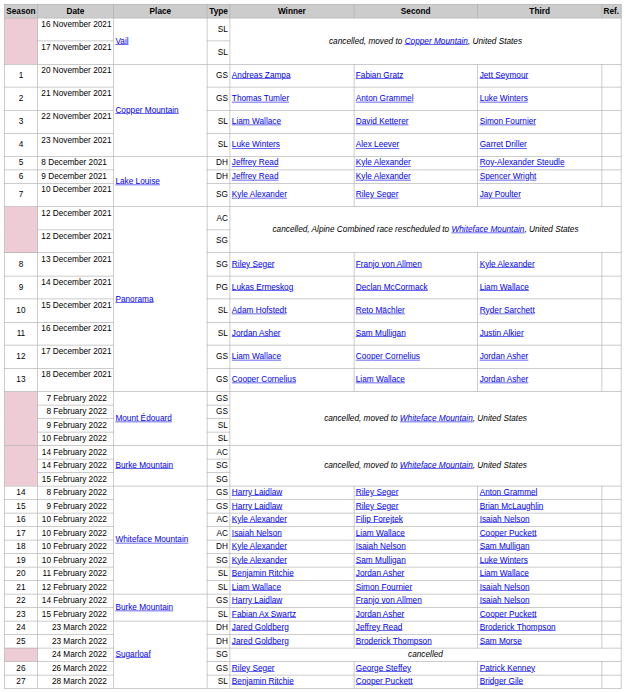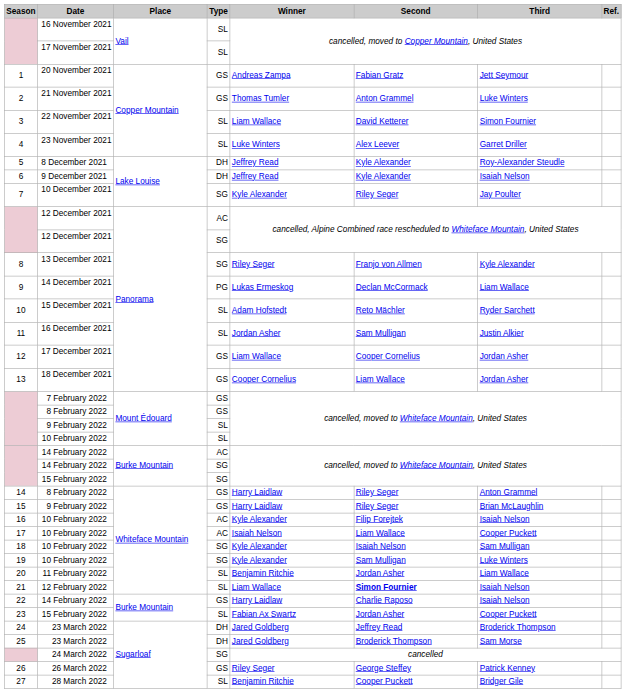(508, 176) Spencer Wright -> (505, 176) Isaiah Nelson
(222, 546) DH -> (222, 546) SG
(384, 587) normal -> (386, 587) bold
(389, 600) Franjo von Allmen -> (384, 600) Charlie Raposo
